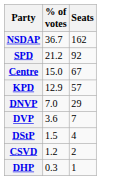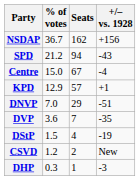+ column: (116, 18)
(76, 55) 92 -> (76, 55) 94
